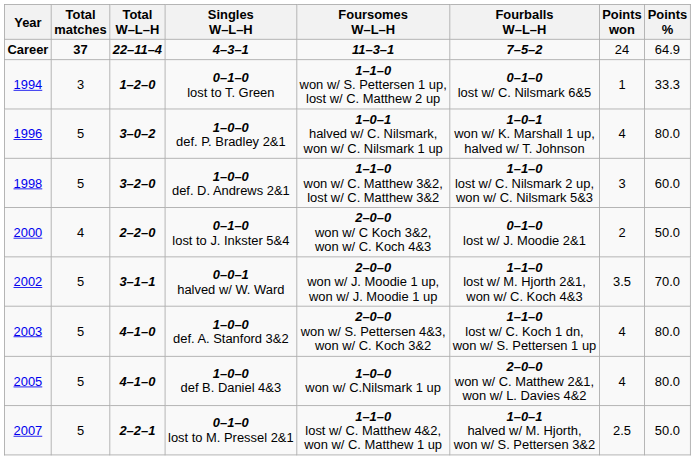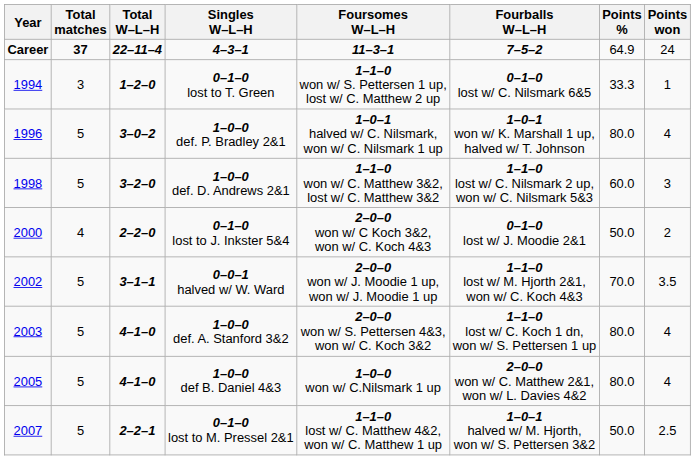columns swapped: (622, 22) <-> (667, 22)
